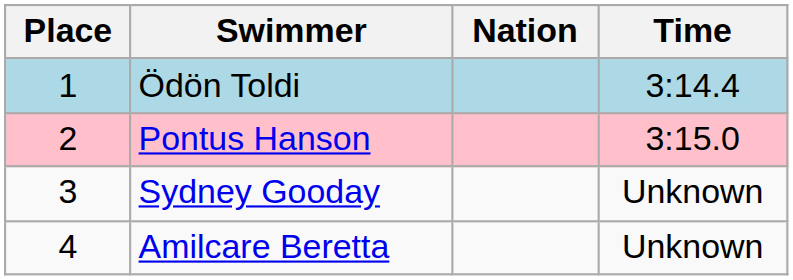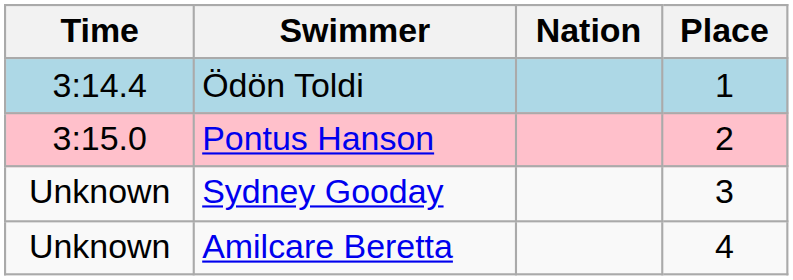columns swapped: (68, 31) <-> (693, 31)
